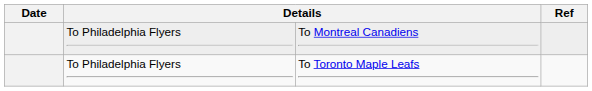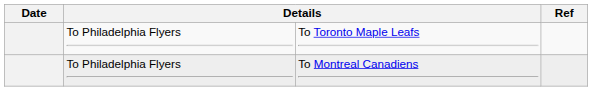rows swapped: (418, 67) <-> (418, 36)
